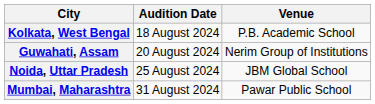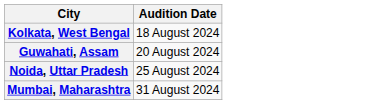- column: (296, 14)
